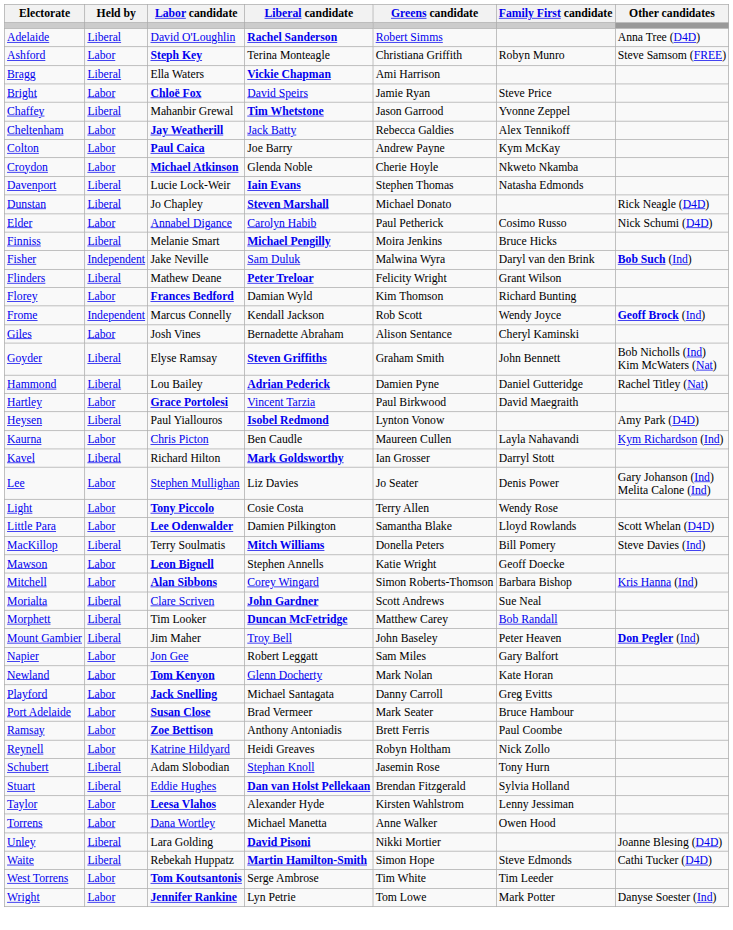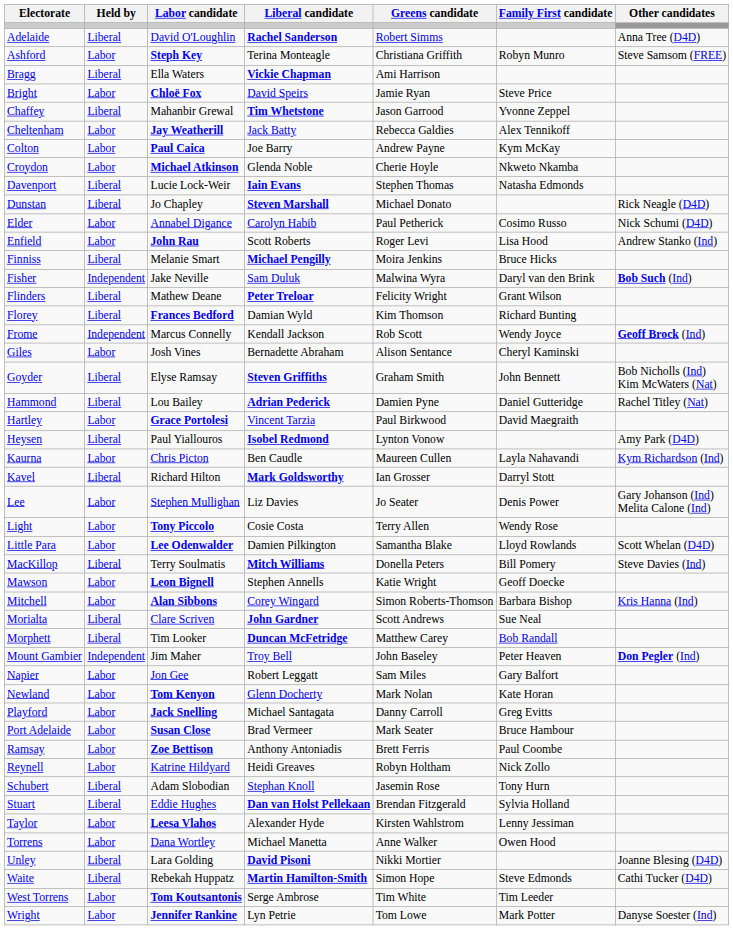+ row: (24, 241)
(101, 297) Labor -> (104, 315) Liberal
(104, 638) Liberal -> (116, 656) Independent
